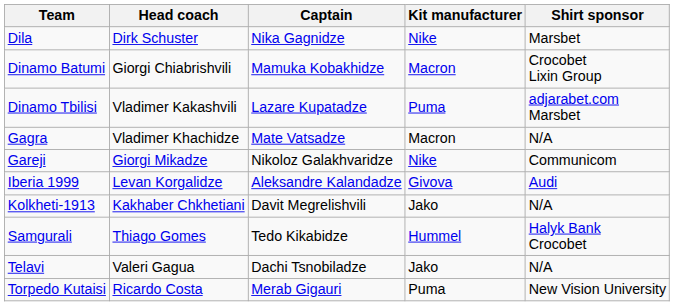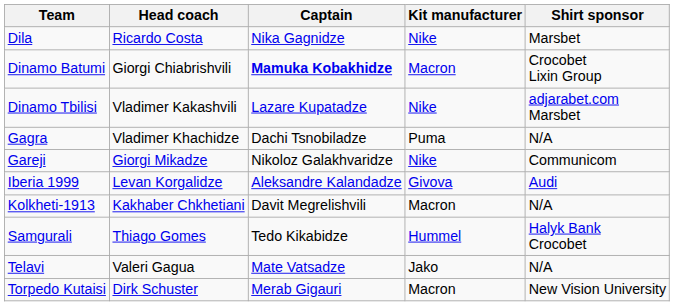(155, 38) Dirk Schuster -> (158, 38) Ricardo Costa
(318, 68) normal -> (322, 68) bold
(427, 107) Puma -> (422, 107) Nike
(298, 138) Mate Vatsadze -> (309, 138) Dachi Tsnobiladze
(432, 138) Macron -> (427, 138) Puma
(423, 205) Jako -> (432, 205) Macron
(309, 267) Dachi Tsnobiladze -> (298, 267) Mate Vatsadze
(158, 289) Ricardo Costa -> (155, 289) Dirk Schuster
(427, 289) Puma -> (432, 289) Macron
